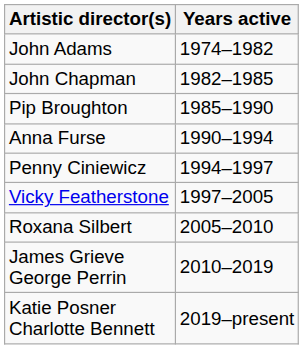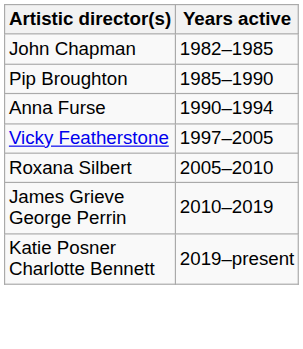- row: (60, 49)
- row: (78, 167)
